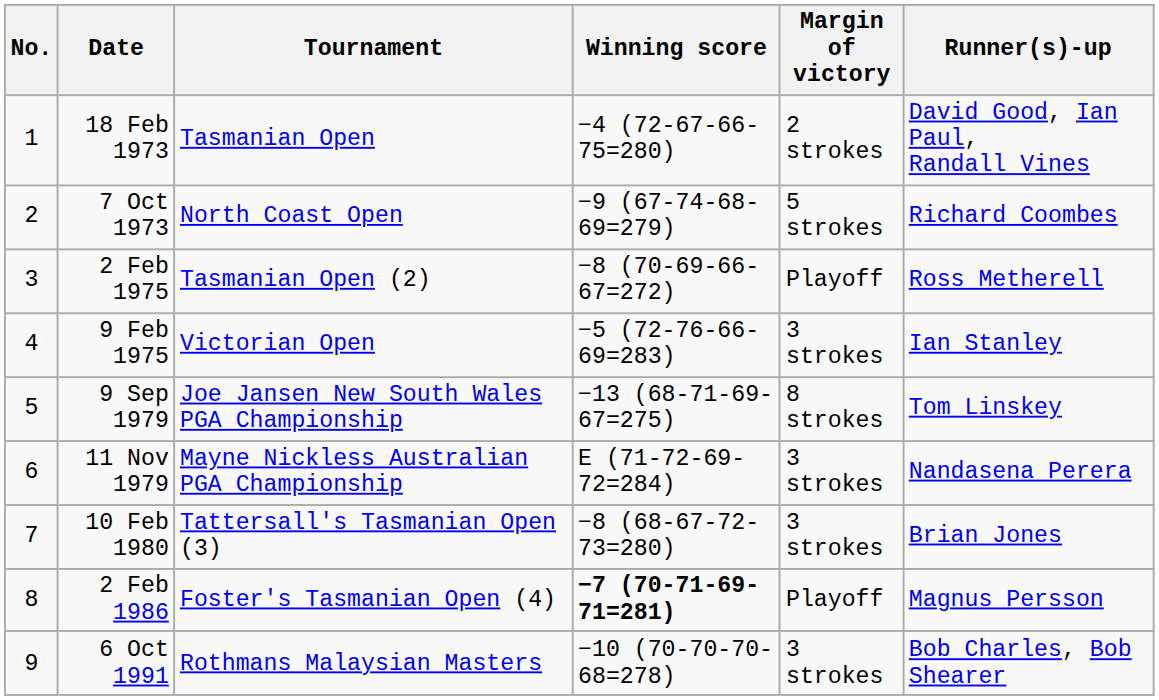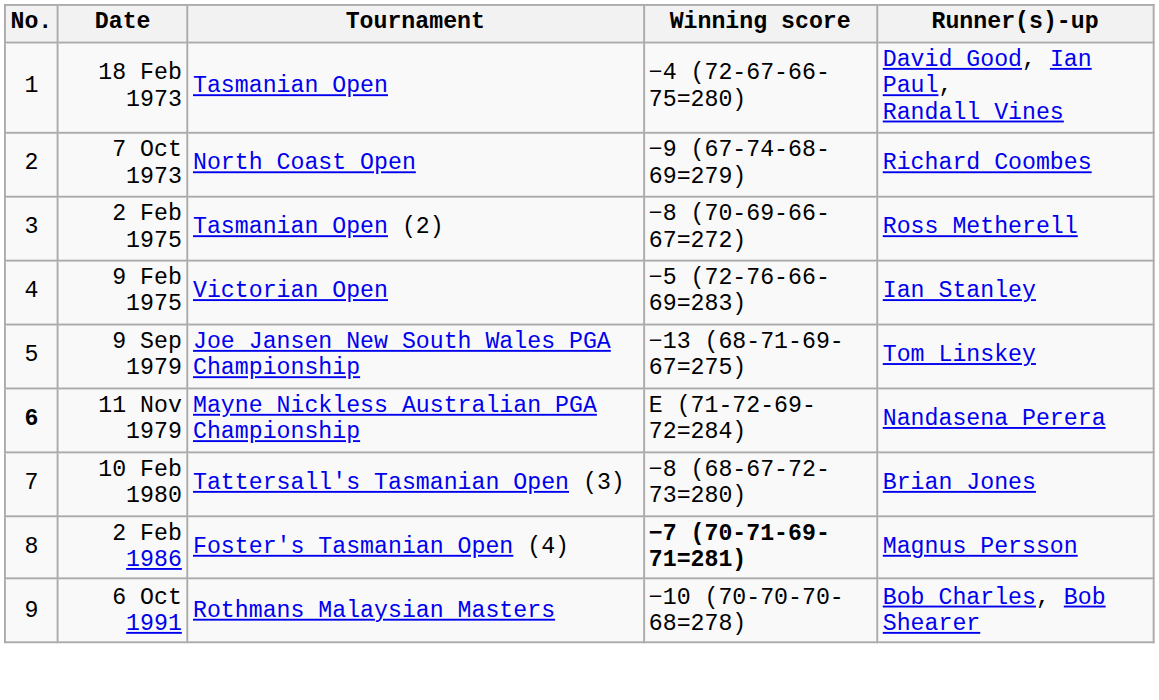- column: (842, 50)
(31, 473) normal -> (31, 420) bold
